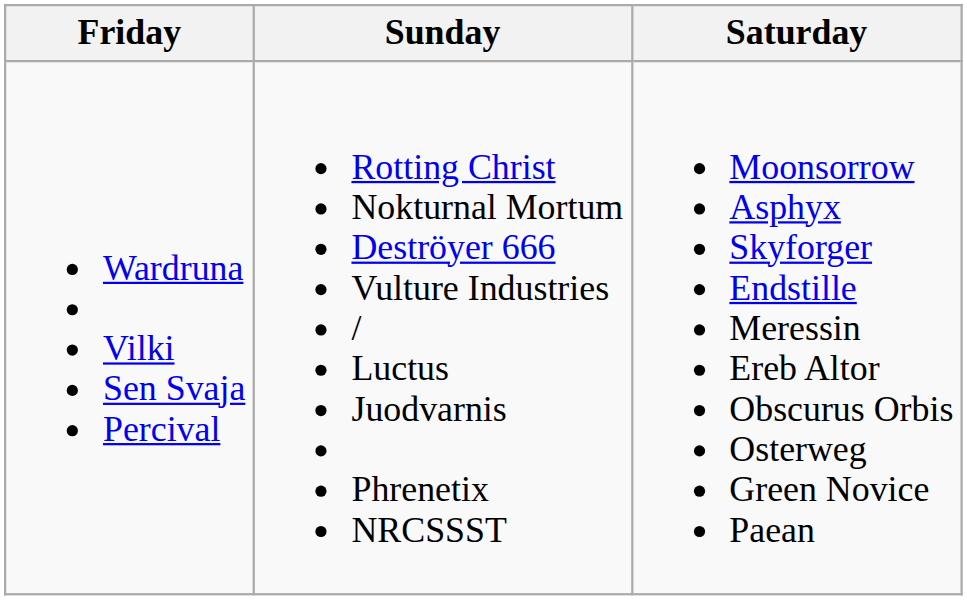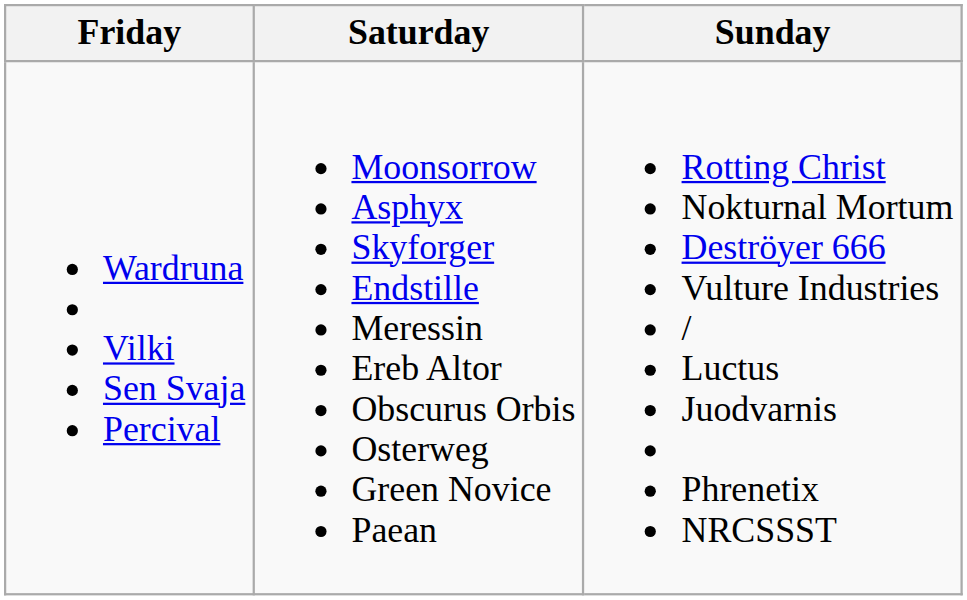columns swapped: (797, 32) <-> (443, 32)
